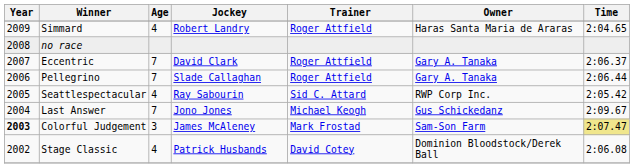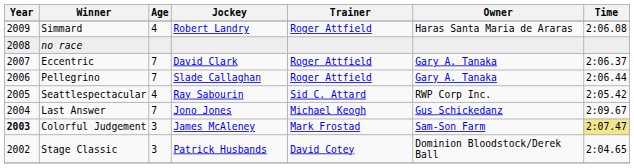(606, 29) 2:04.65 -> (606, 29) 2:06.08
(154, 149) 4 -> (154, 149) 3
(606, 149) 2:06.08 -> (606, 149) 2:04.65
